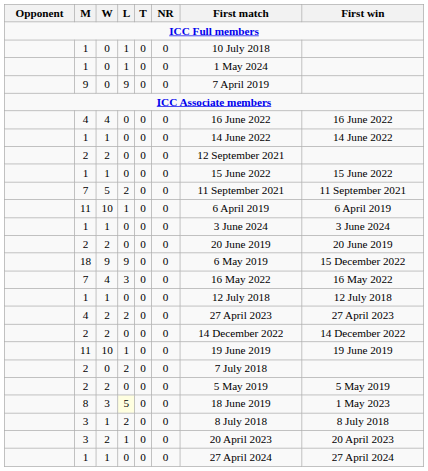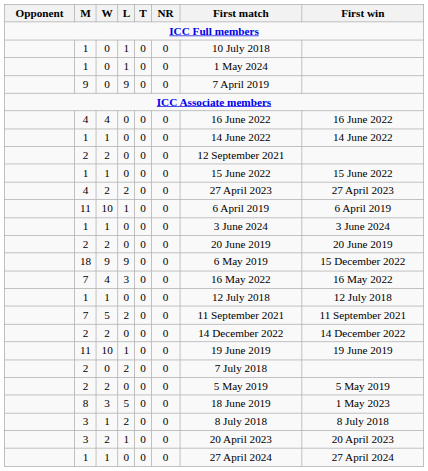rows swapped: (86, 315) <-> (86, 191)
(126, 404) lightyellow background -> (126, 404) no background
